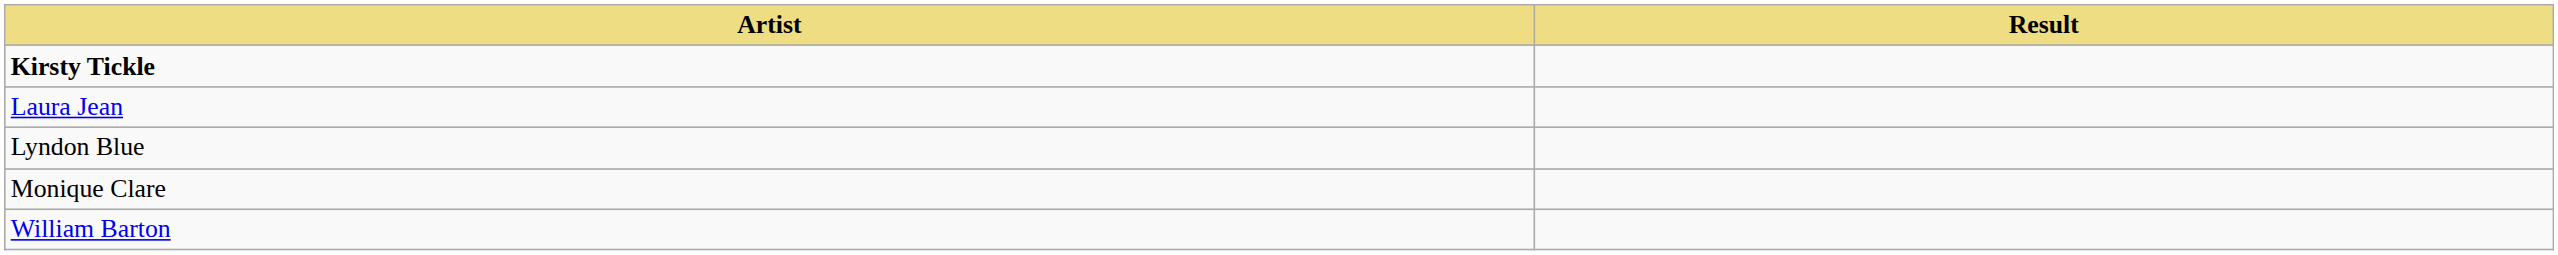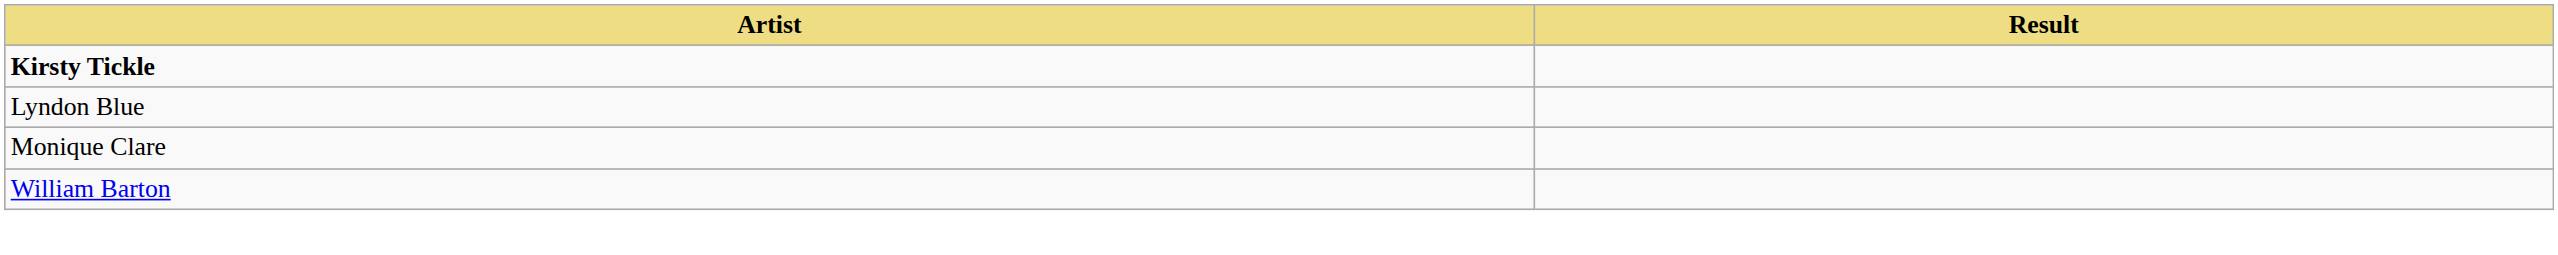- row: (67, 106)
